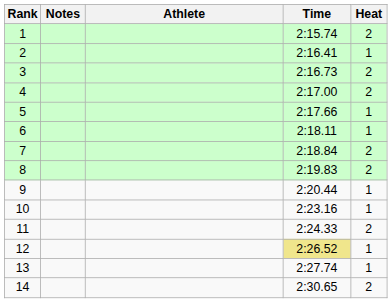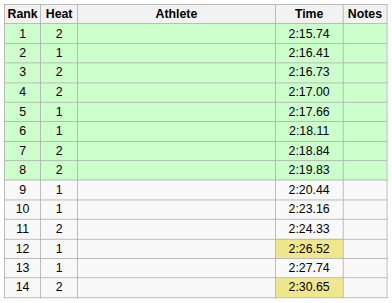columns swapped: (369, 14) <-> (63, 14)
(317, 287) no background -> (309, 287) khaki background
